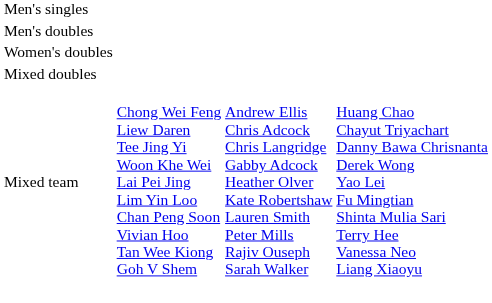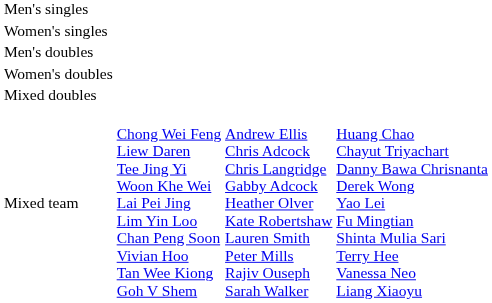+ row: (56, 30)
